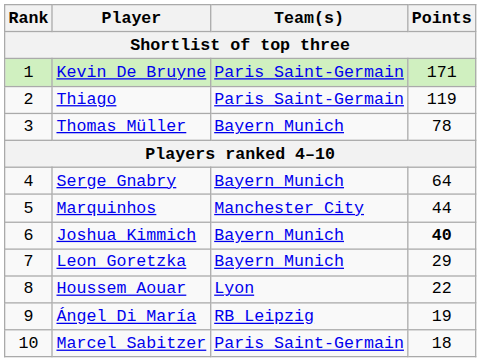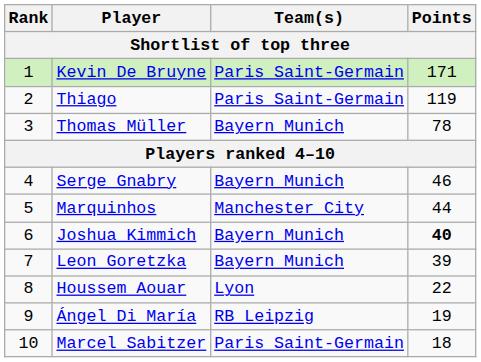(442, 181) 64 -> (442, 181) 46
(442, 262) 29 -> (442, 262) 39
